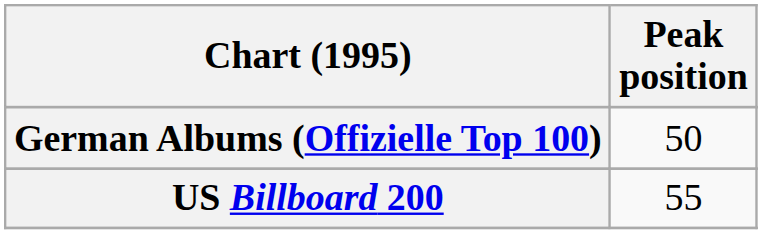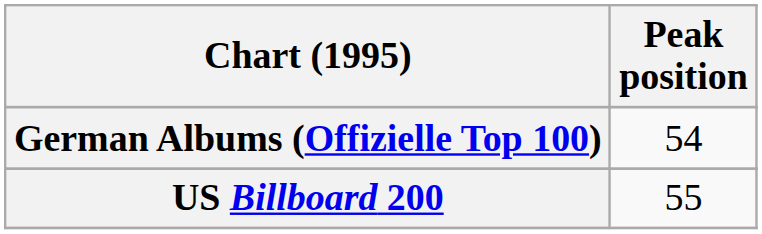(683, 137) 50 -> (683, 137) 54
